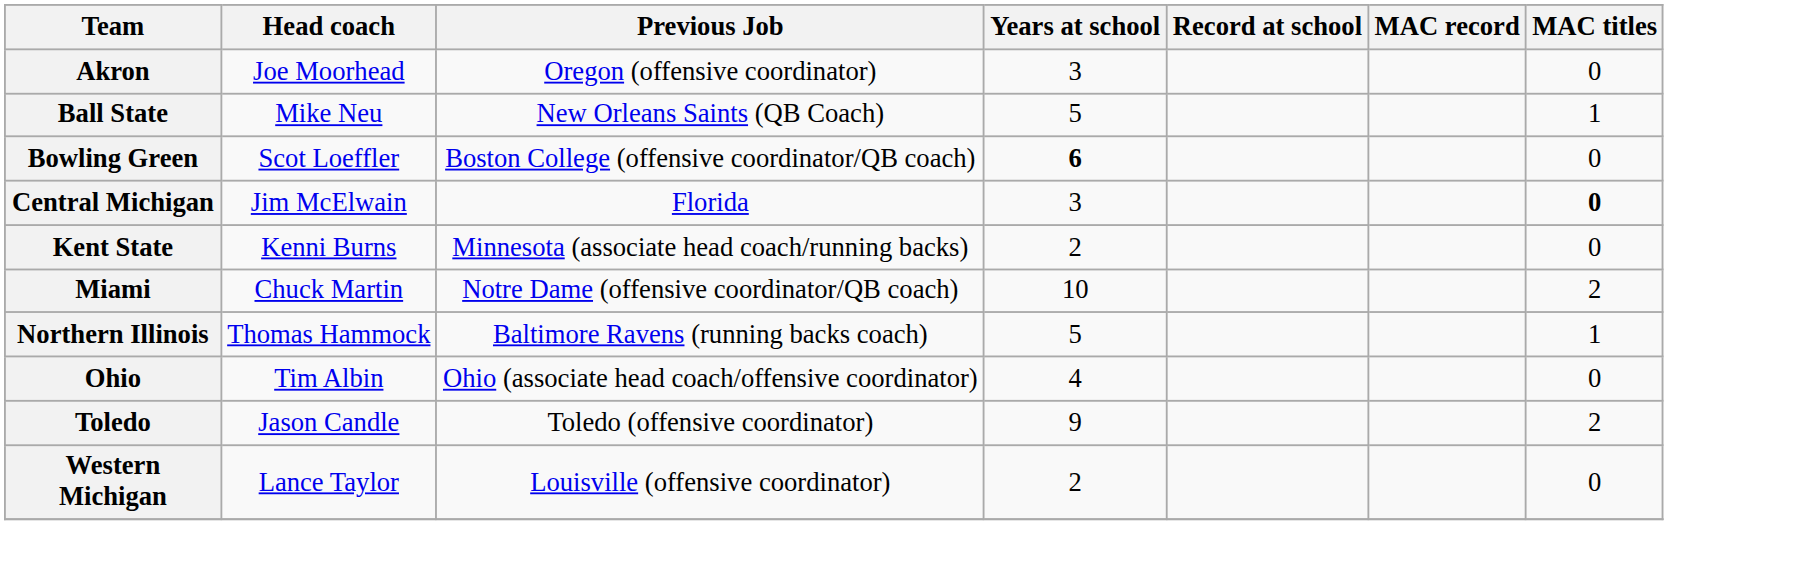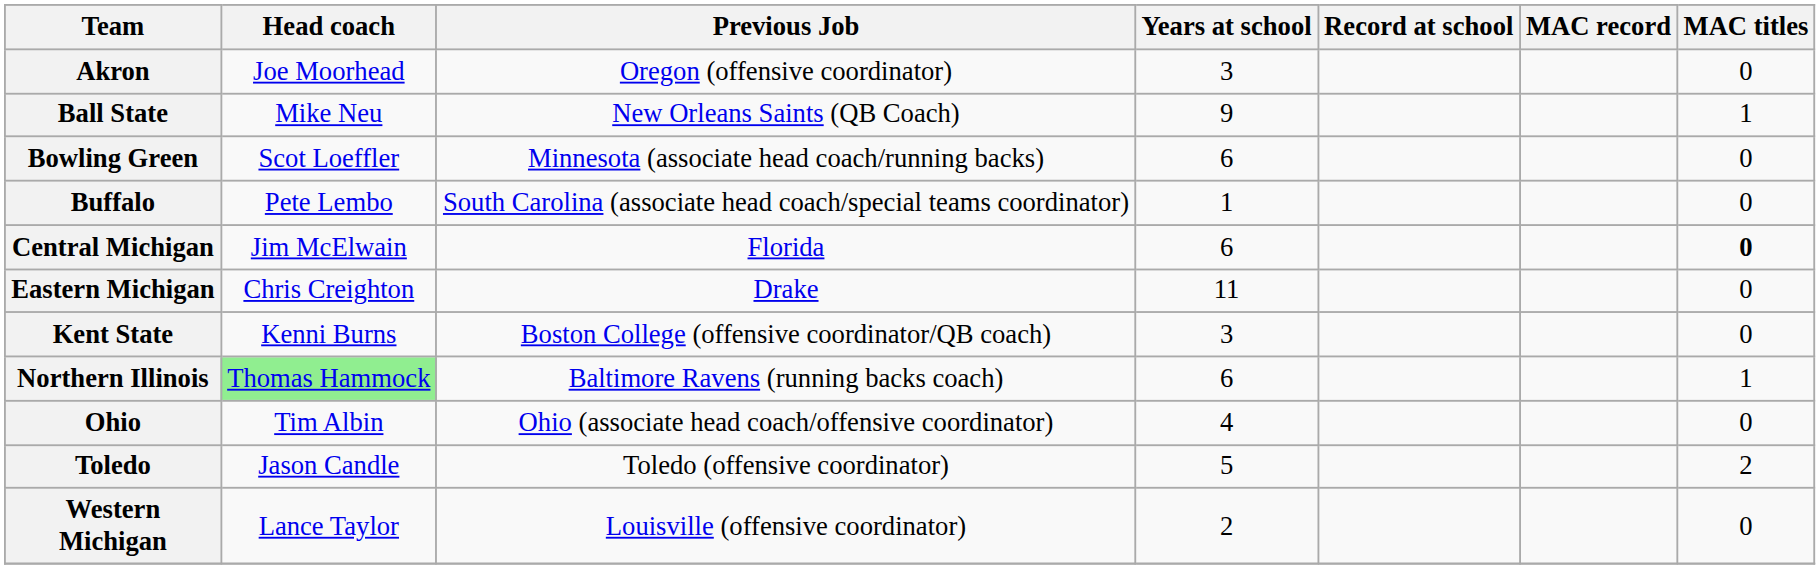(1075, 114) 5 -> (1227, 114) 9
(710, 158) Boston College (offensive coordinator/QB coach) -> (786, 158) Minnesota (associate head coach/running backs)
(1075, 158) bold -> (1227, 158) normal
+ row: (113, 202)
(1075, 202) 3 -> (1227, 246) 6
+ row: (113, 290)
(710, 246) Minnesota (associate head coach/running backs) -> (786, 334) Boston College (offensive coordinator/QB coach)
(1075, 246) 2 -> (1227, 334) 3
- row: (113, 290)
(329, 334) no background -> (329, 378) lightgreen background
(1075, 334) 5 -> (1227, 378) 6
(1075, 422) 9 -> (1227, 466) 5
